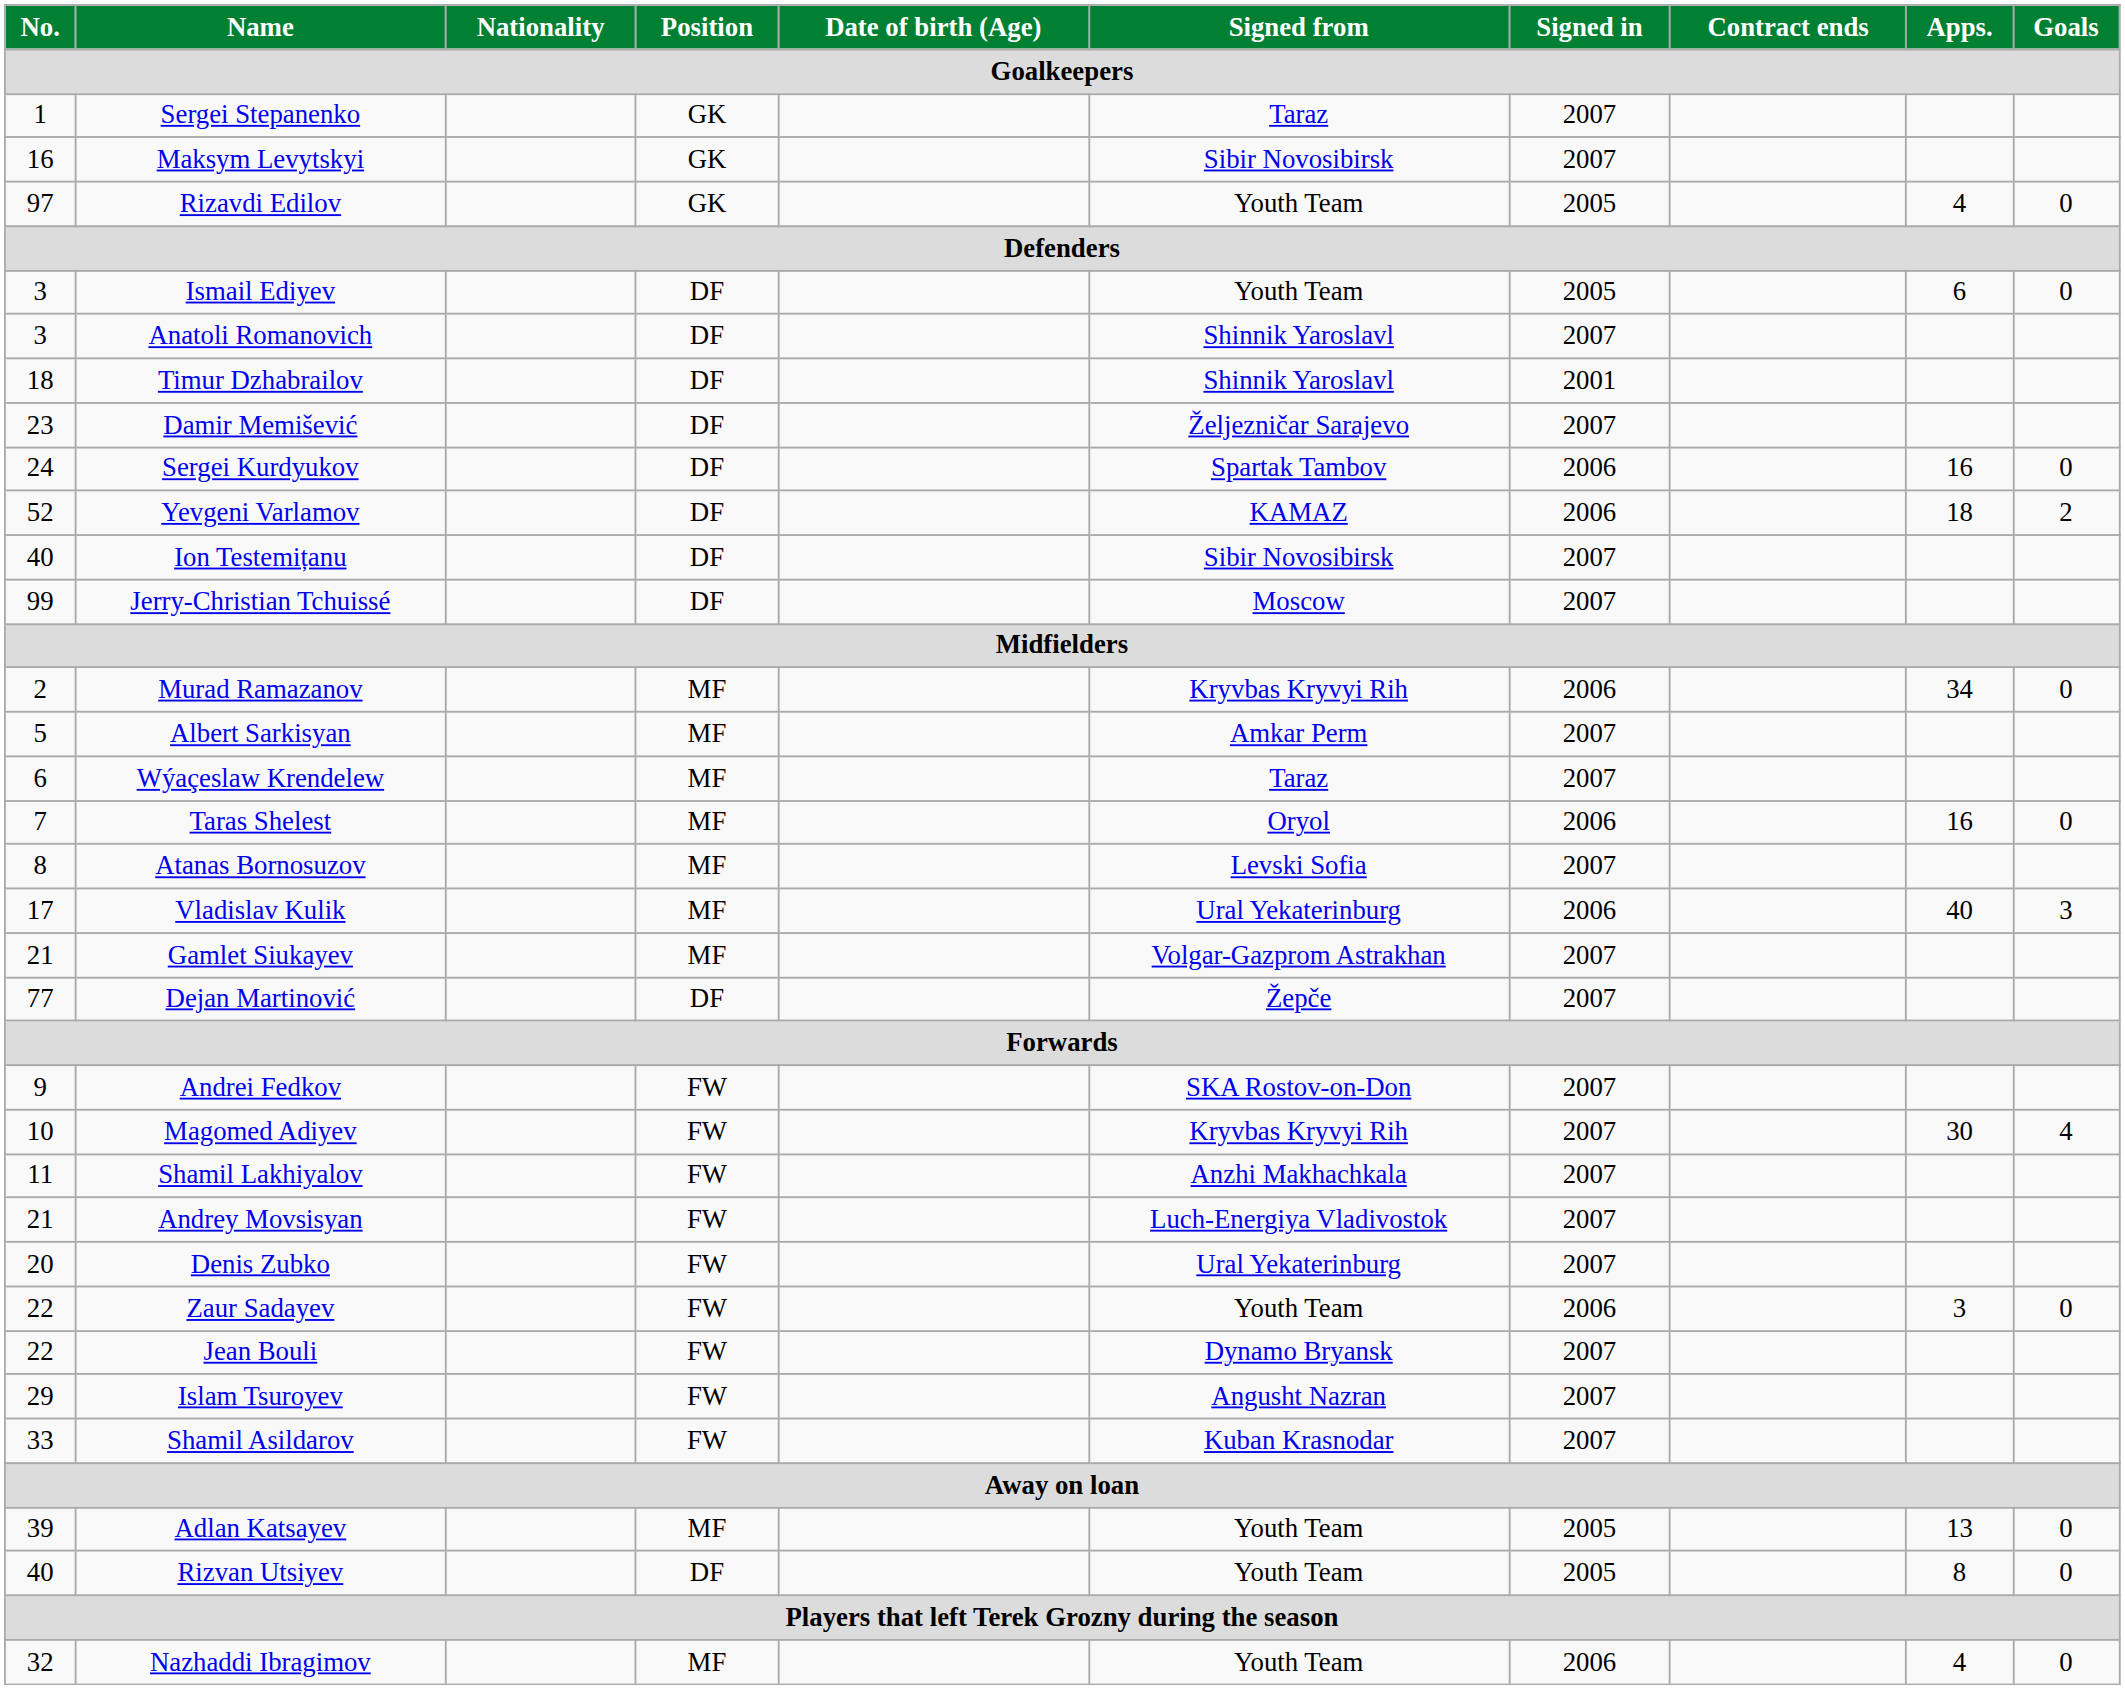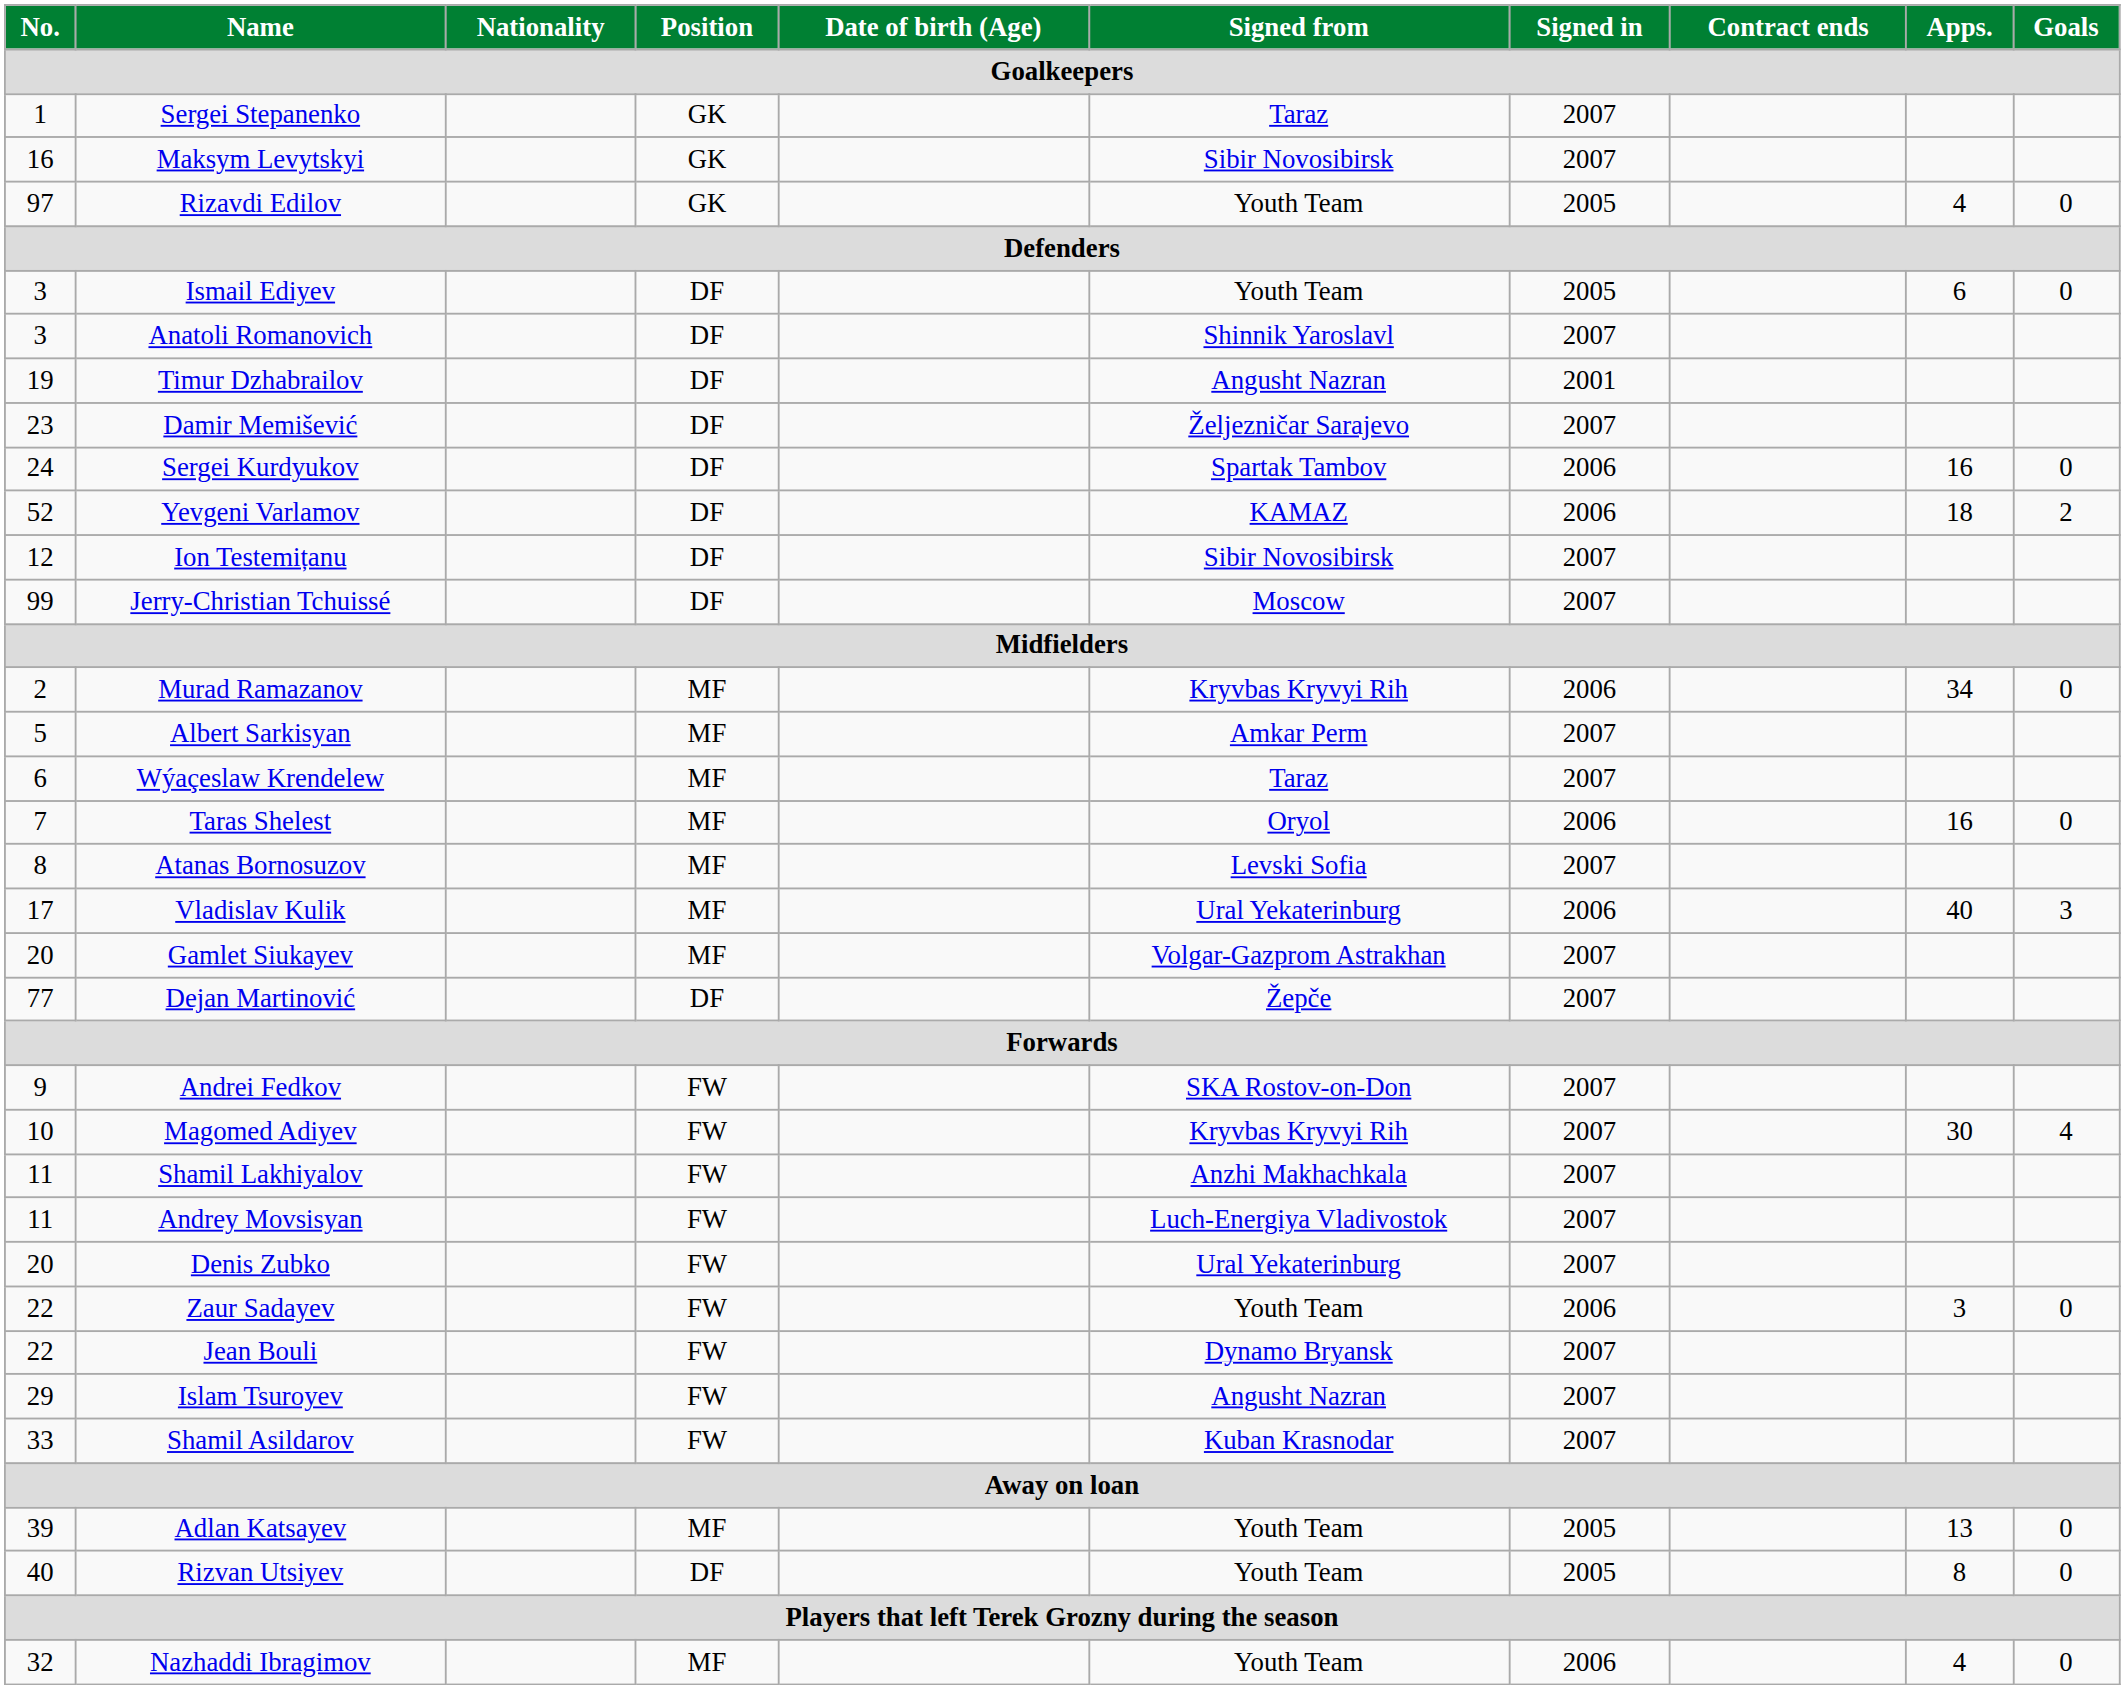(40, 380) 18 -> (40, 380) 19
(1299, 380) Shinnik Yaroslavl -> (1299, 380) Angusht Nazran
(40, 557) 40 -> (40, 557) 12
(40, 954) 21 -> (40, 954) 20
(40, 1219) 21 -> (40, 1219) 11
